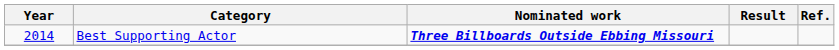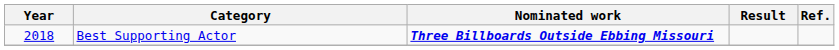(39, 35) 2014 -> (39, 35) 2018
